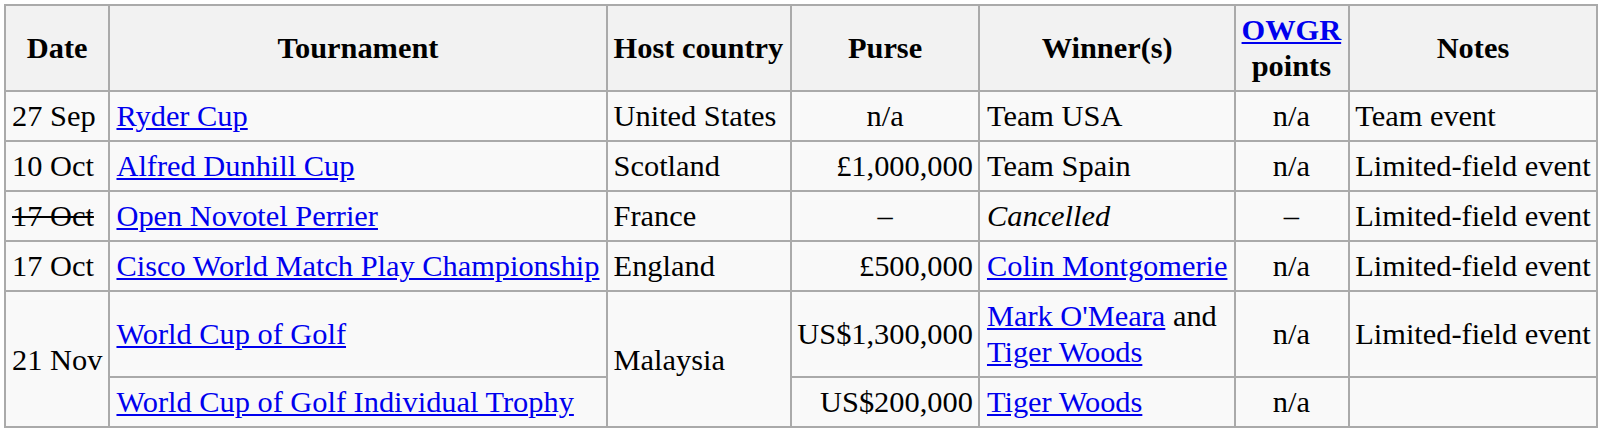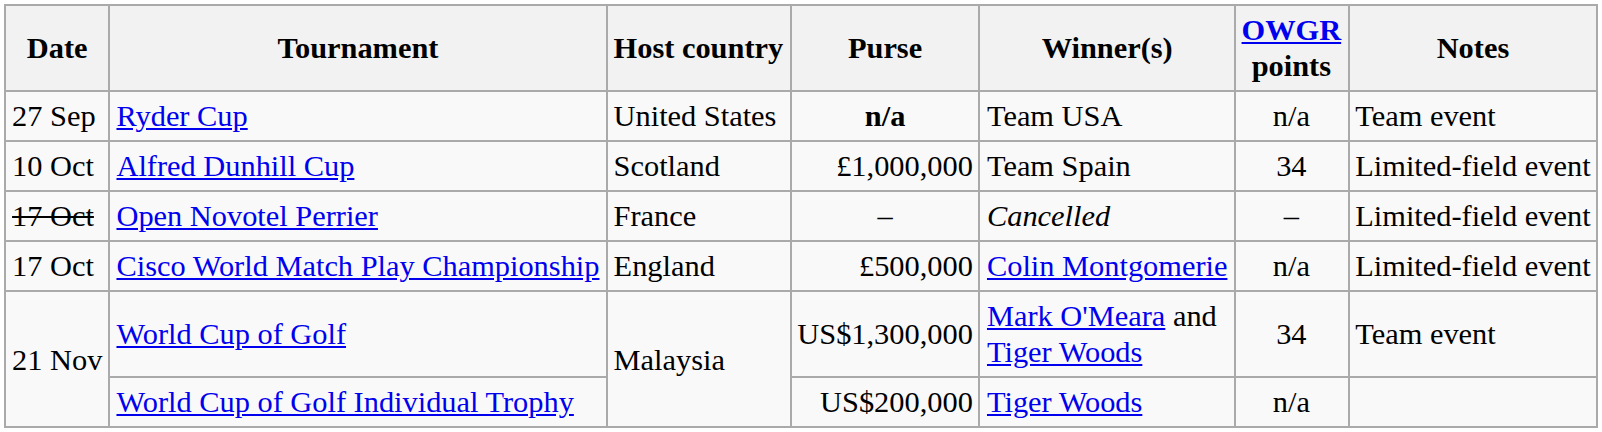(885, 115) normal -> (885, 115) bold
(1291, 166) n/a -> (1291, 166) 34
(1291, 334) n/a -> (1291, 334) 34
(1473, 334) Limited-field event -> (1425, 334) Team event
